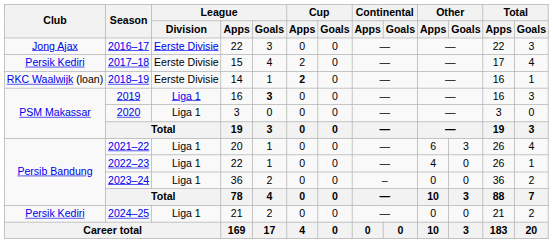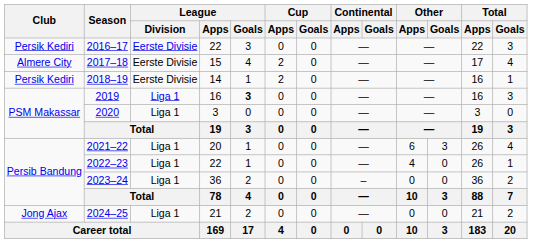(55, 46) Jong Ajax -> (44, 46) Persik Kediri
(55, 63) Persik Kediri -> (44, 63) Almere City
(55, 79) RKC Waalwijk (loan) -> (44, 79) Persik Kediri
(302, 79) bold -> (281, 79) normal
(55, 213) Persik Kediri -> (44, 213) Jong Ajax
